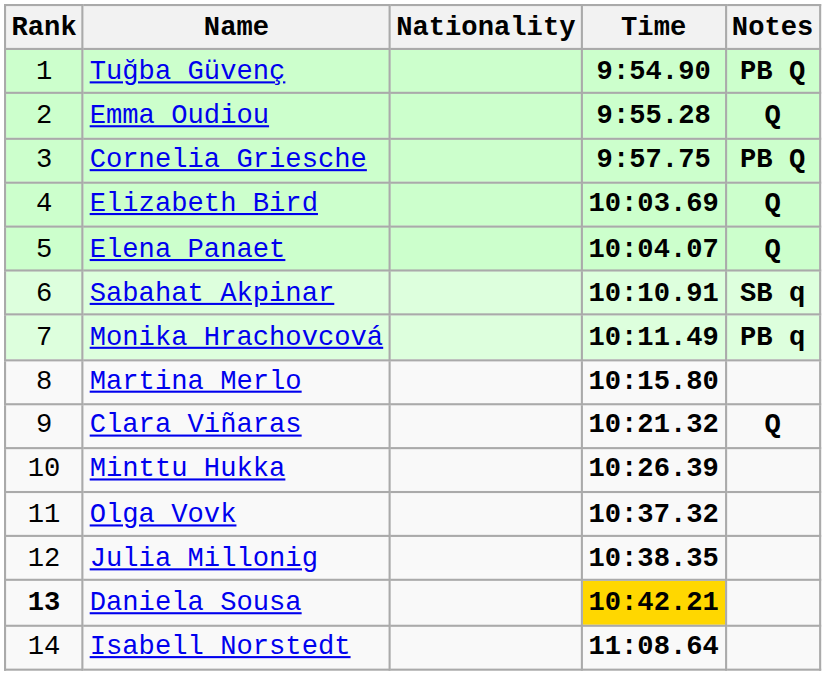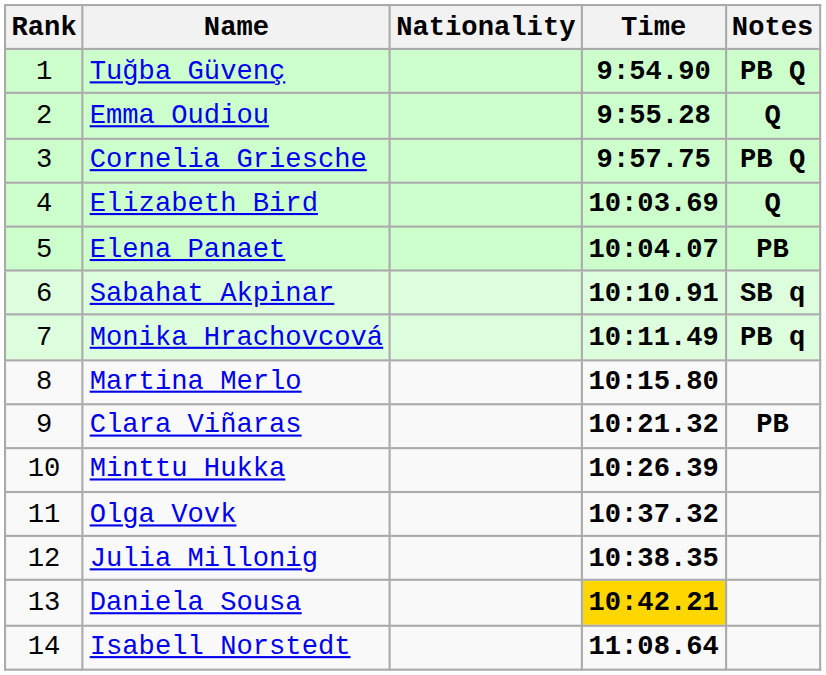(773, 249) Q -> (773, 249) PB
(773, 426) Q -> (773, 426) PB
(44, 603) bold -> (44, 603) normal
